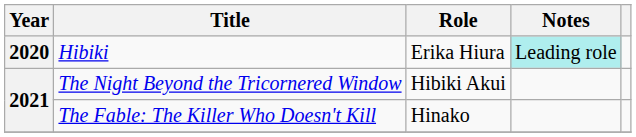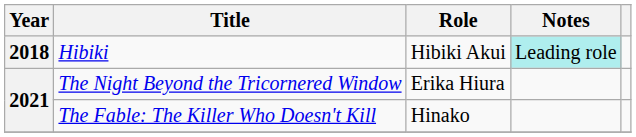(29, 52) 2020 -> (29, 52) 2018
(458, 52) Erika Hiura -> (458, 52) Hibiki Akui
(458, 83) Hibiki Akui -> (458, 83) Erika Hiura
